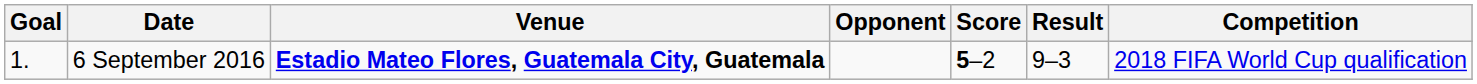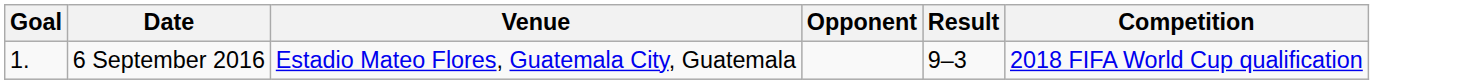- column: (989, 23)
(550, 60) bold -> (536, 60) normal
